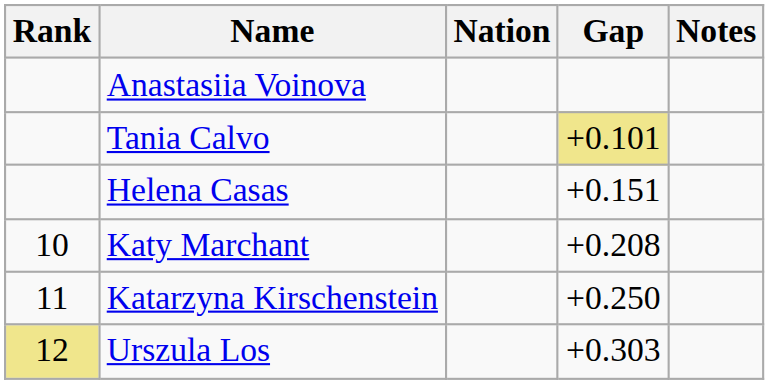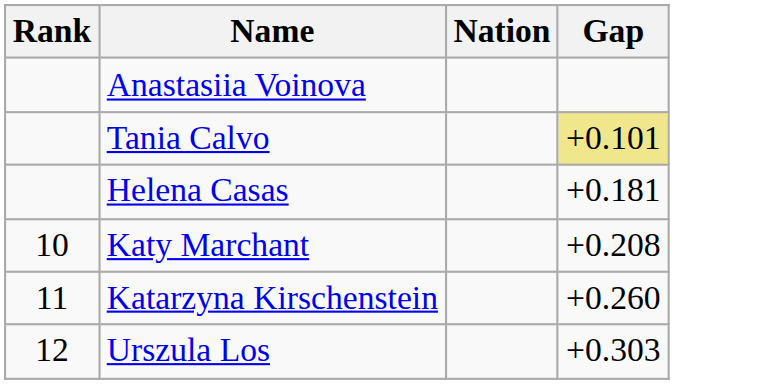- column: (716, 31)
(613, 191) +0.151 -> (613, 191) +0.181
(613, 297) +0.250 -> (613, 297) +0.260
(52, 350) khaki background -> (52, 350) no background
